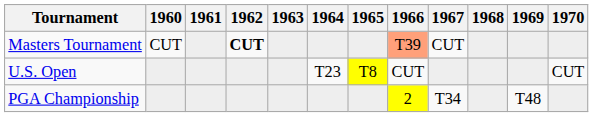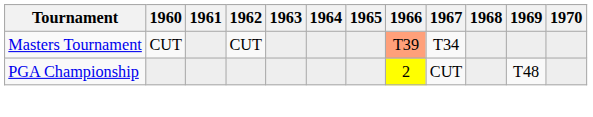(247, 44) bold -> (246, 44) normal
(448, 44) CUT -> (446, 44) T34
- row: (42, 71)
(448, 98) T34 -> (446, 71) CUT
